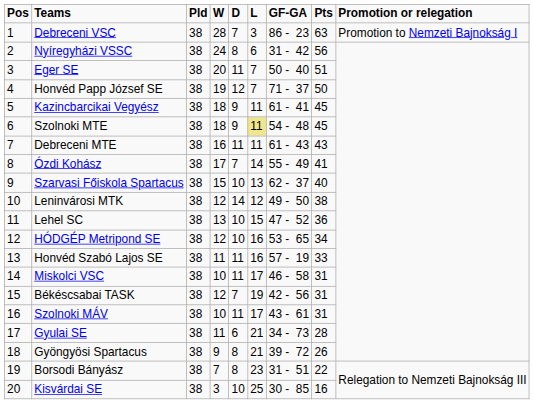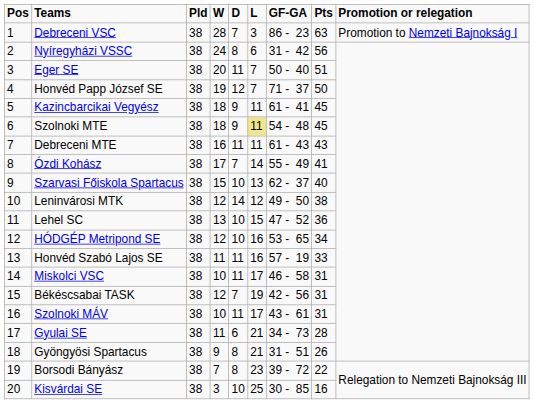(289, 351) 39 - 72 -> (289, 351) 31 - 51
(289, 370) 31 - 51 -> (289, 370) 39 - 72
